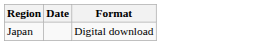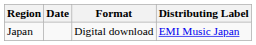+ column: (204, 13)
